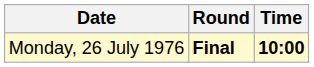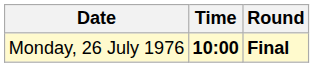columns swapped: (281, 18) <-> (221, 18)
